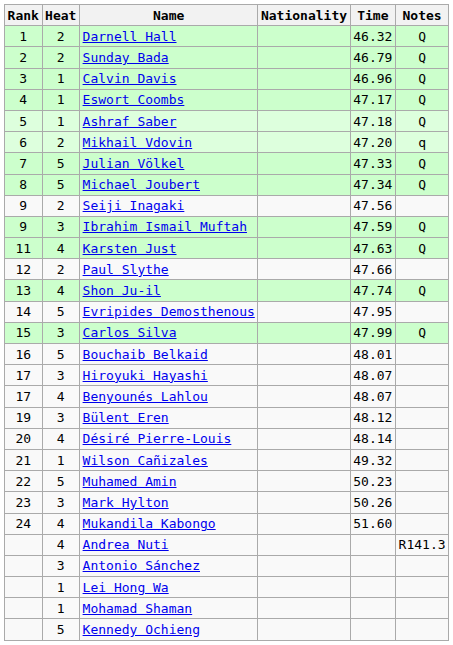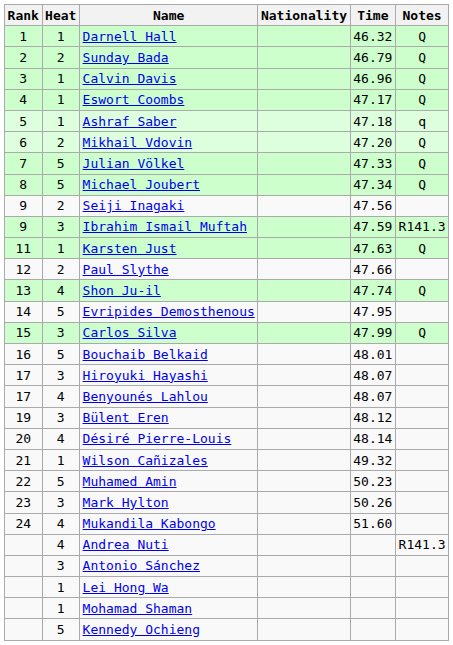(61, 36) 2 -> (61, 36) 1
(422, 121) Q -> (422, 121) q
(422, 142) q -> (422, 142) Q
(422, 227) Q -> (422, 227) R141.3
(61, 248) 4 -> (61, 248) 1
